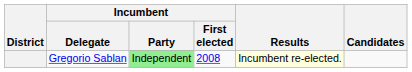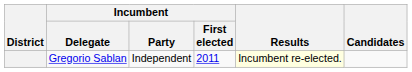(161, 59) lightgreen background -> (161, 59) no background
(208, 59) 2008 -> (208, 59) 2011
